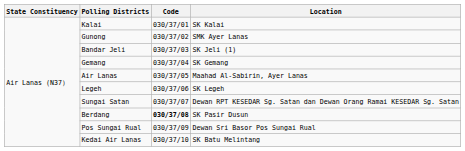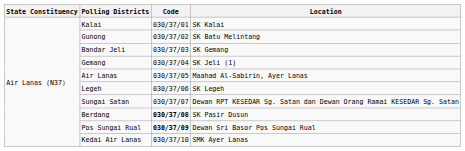(220, 37) SMK Ayer Lanas -> (226, 37) SK Batu Melintang
(214, 50) SK Jeli (1) -> (210, 50) SK Gemang
(210, 63) SK Gemang -> (214, 63) SK Jeli (1)
(171, 128) normal -> (171, 127) bold
(226, 141) SK Batu Melintang -> (220, 141) SMK Ayer Lanas
